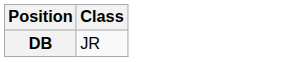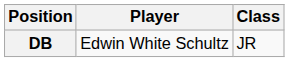+ column: (155, 17)
